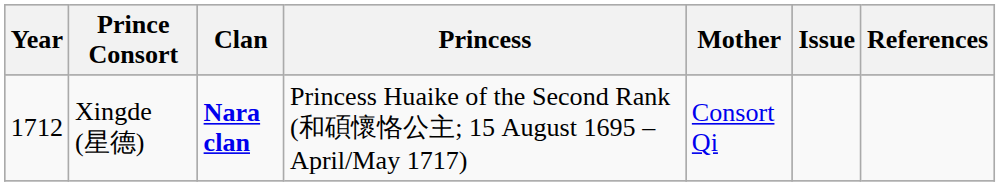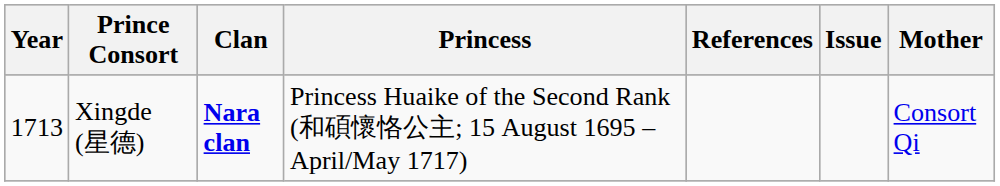columns swapped: (739, 39) <-> (928, 39)
(37, 127) 1712 -> (37, 127) 1713
